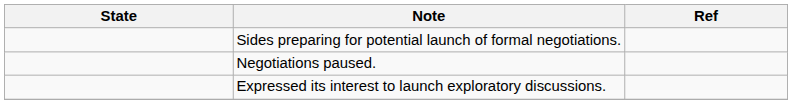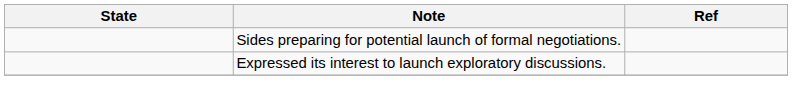- row: (306, 63)
